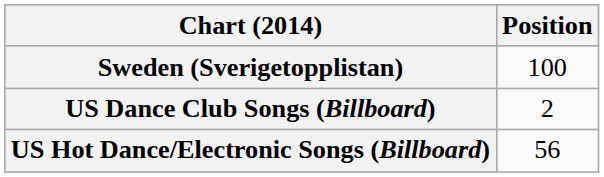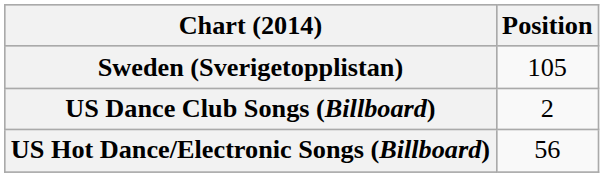(547, 66) 100 -> (547, 66) 105
